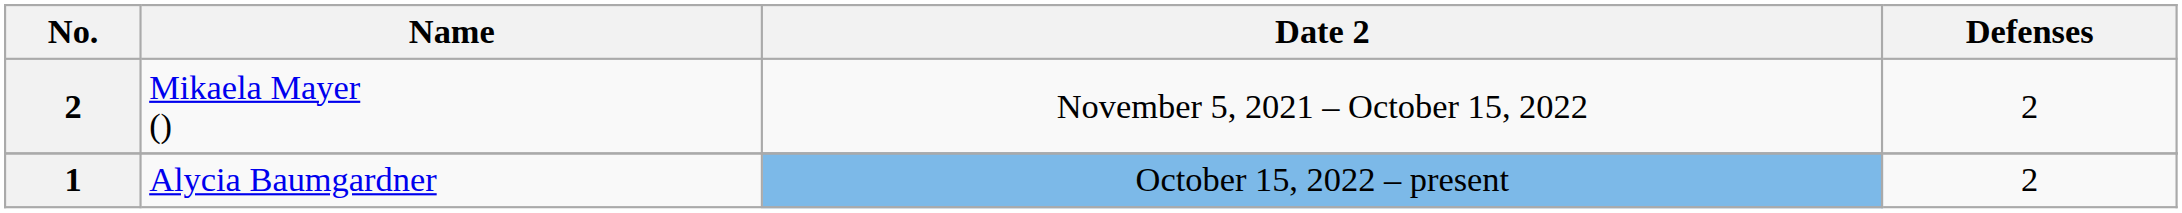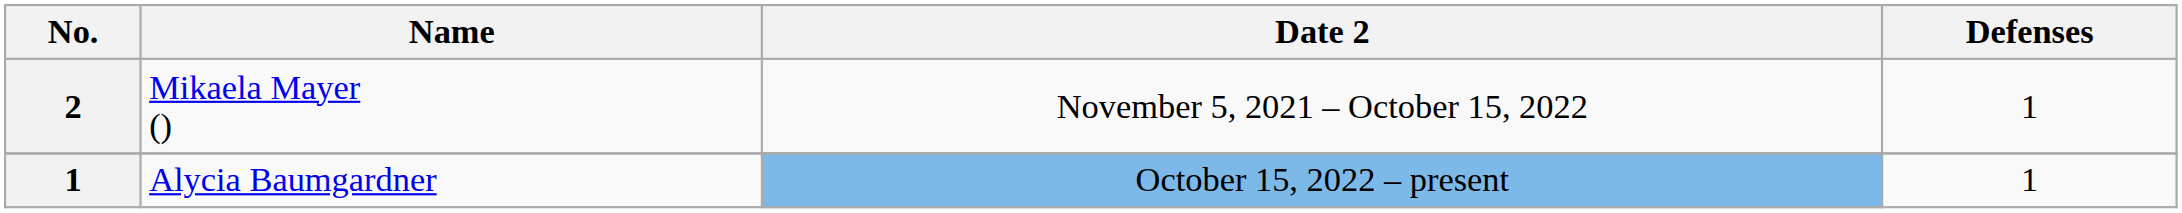(2030, 105) 2 -> (2030, 105) 1
(2030, 179) 2 -> (2030, 179) 1
